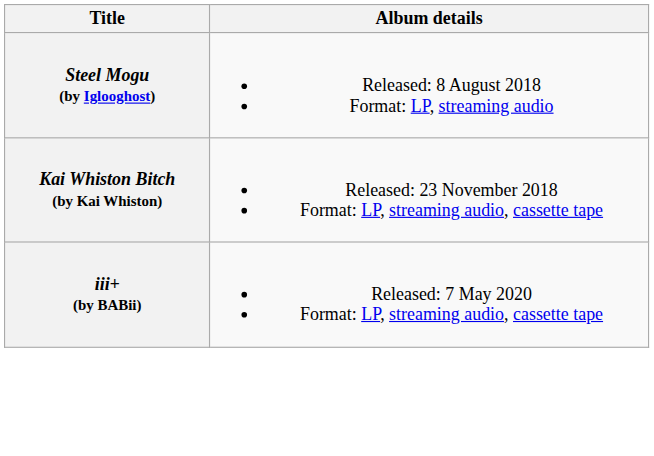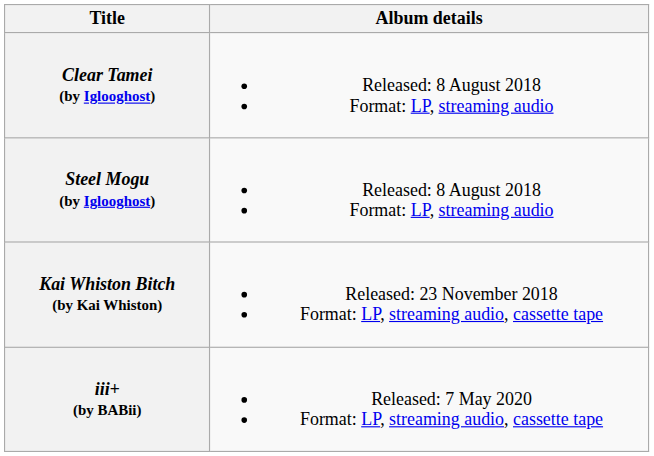+ row: (107, 85)
